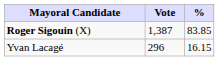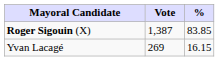(156, 47) 296 -> (156, 47) 269
